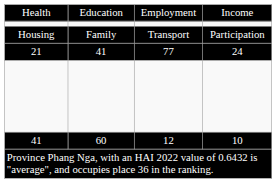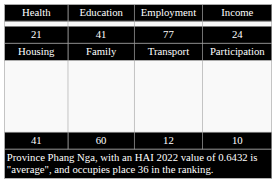rows swapped: (36, 51) <-> (36, 34)
